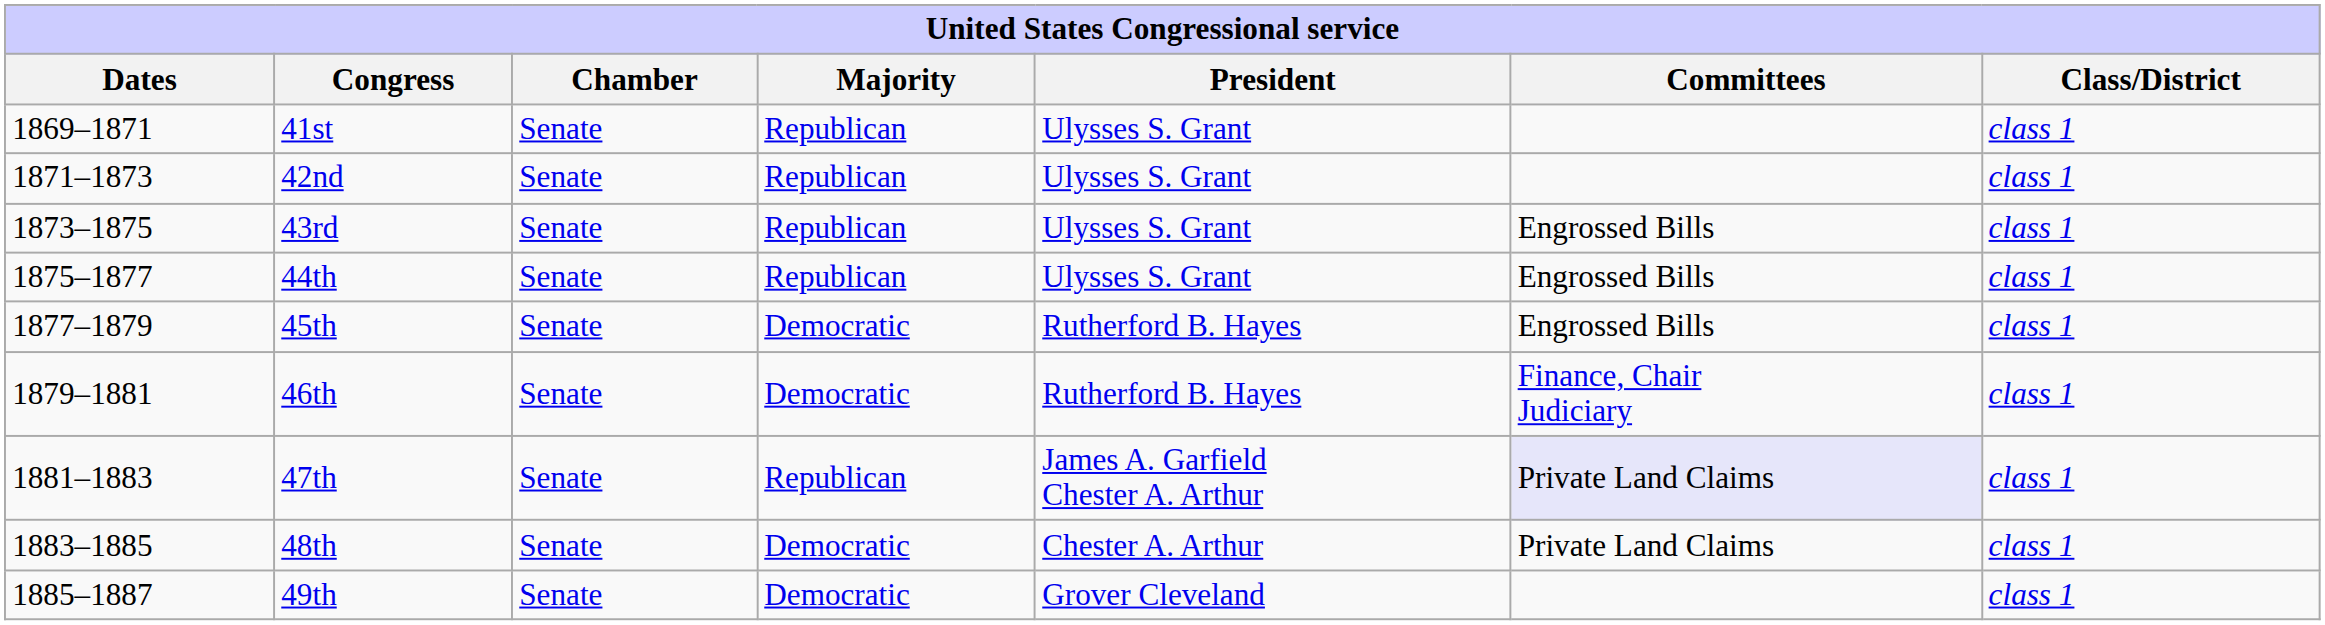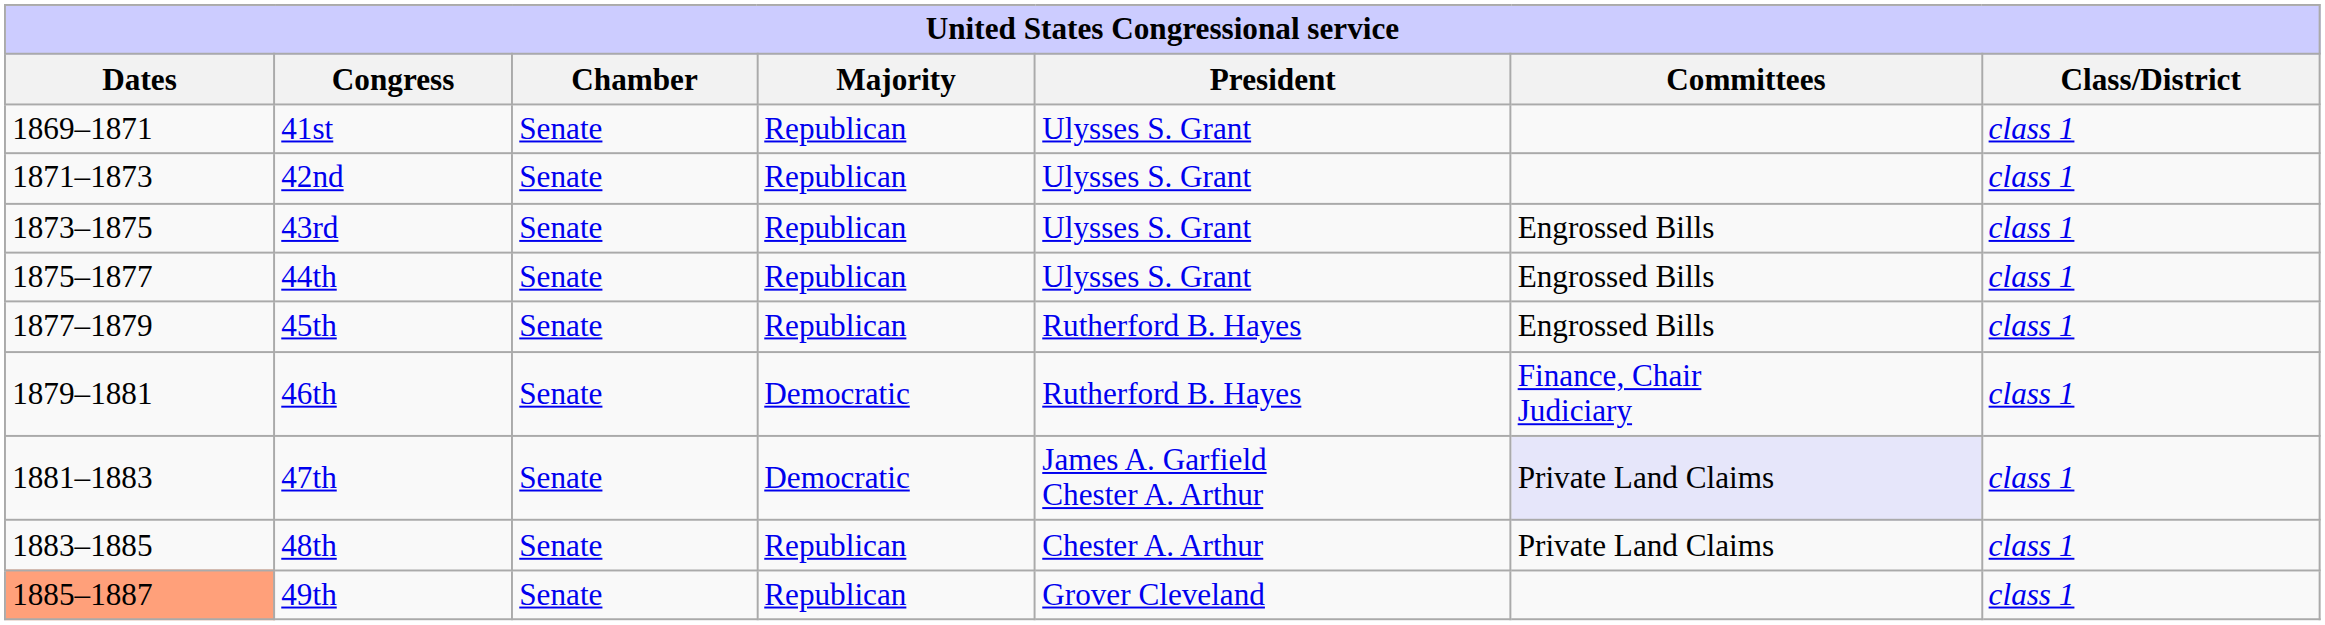(837, 326) Democratic -> (835, 326) Republican
(835, 477) Republican -> (837, 477) Democratic
(837, 544) Democratic -> (835, 544) Republican
(82, 594) no background -> (82, 594) lightsalmon background
(837, 594) Democratic -> (835, 594) Republican
